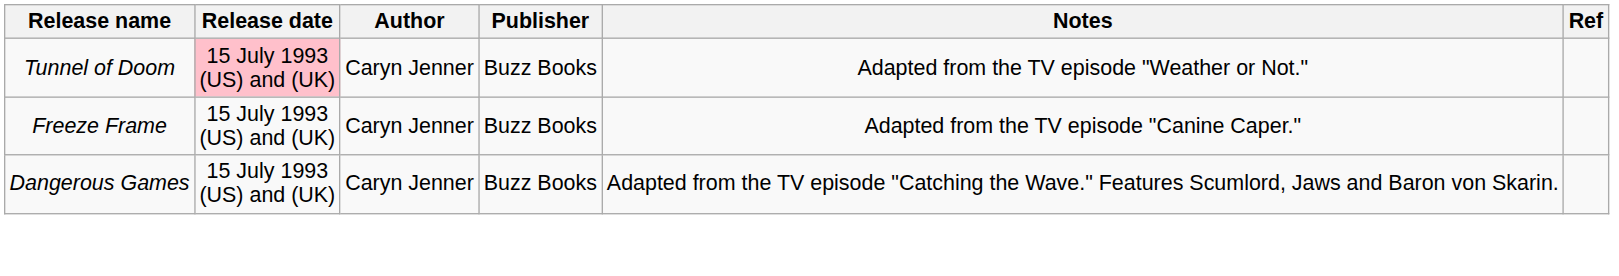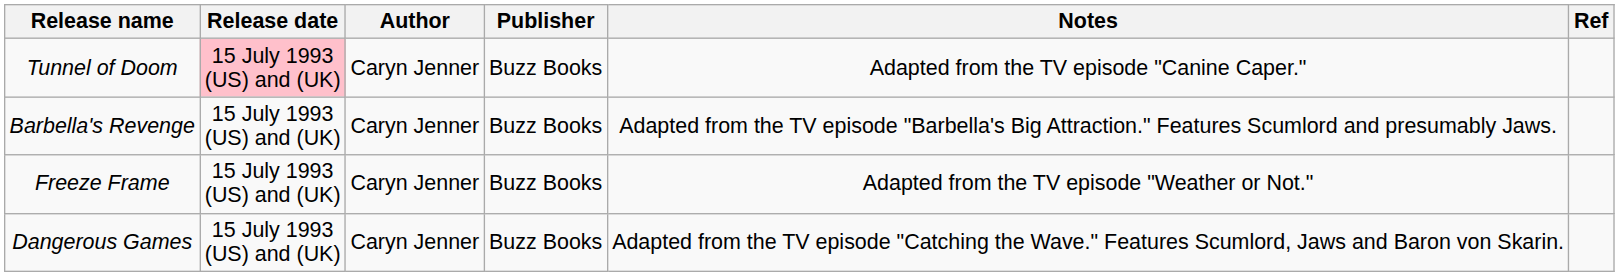(1083, 67) Adapted from the TV episode "Weather or Not." -> (1088, 67) Adapted from the TV episode "Canine Caper."
+ row: (102, 125)
(1083, 125) Adapted from the TV episode "Canine Caper." -> (1088, 183) Adapted from the TV episode "Weather or Not."
